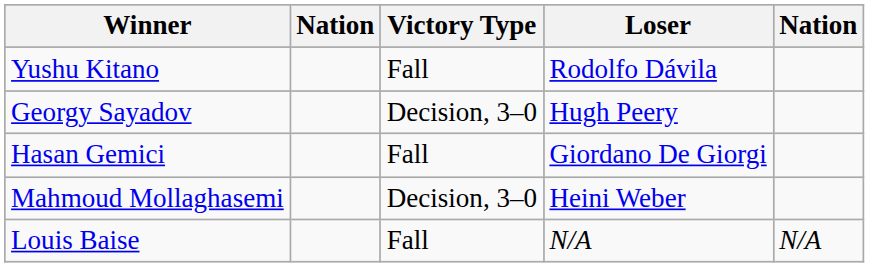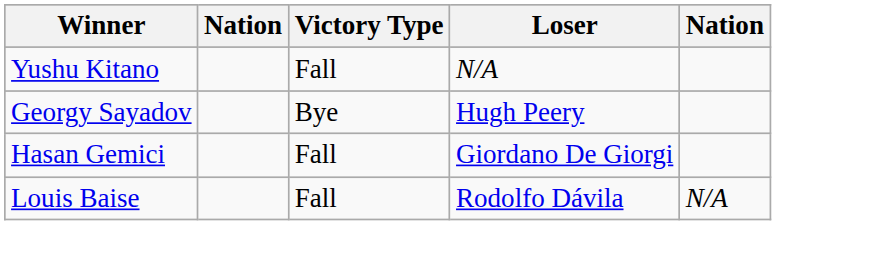(633, 68) Rodolfo Dávila -> (477, 68) N/A
(462, 111) Decision, 3–0 -> (316, 111) Bye
- row: (147, 197)
(570, 240) N/A -> (540, 197) Rodolfo Dávila
